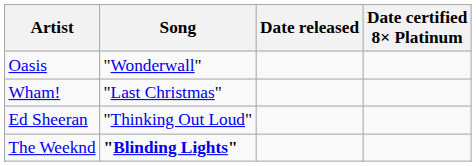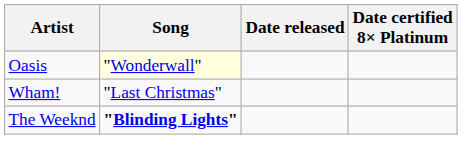(153, 65) no background -> (153, 65) lightyellow background
- row: (48, 119)
